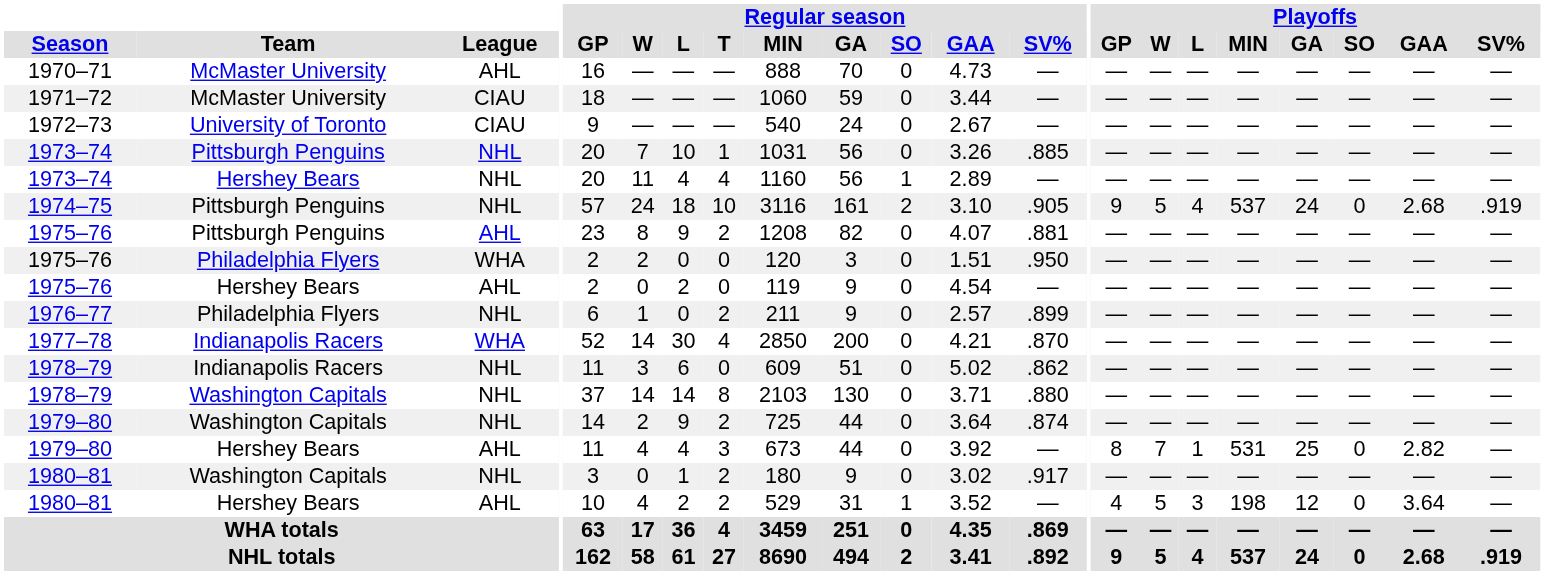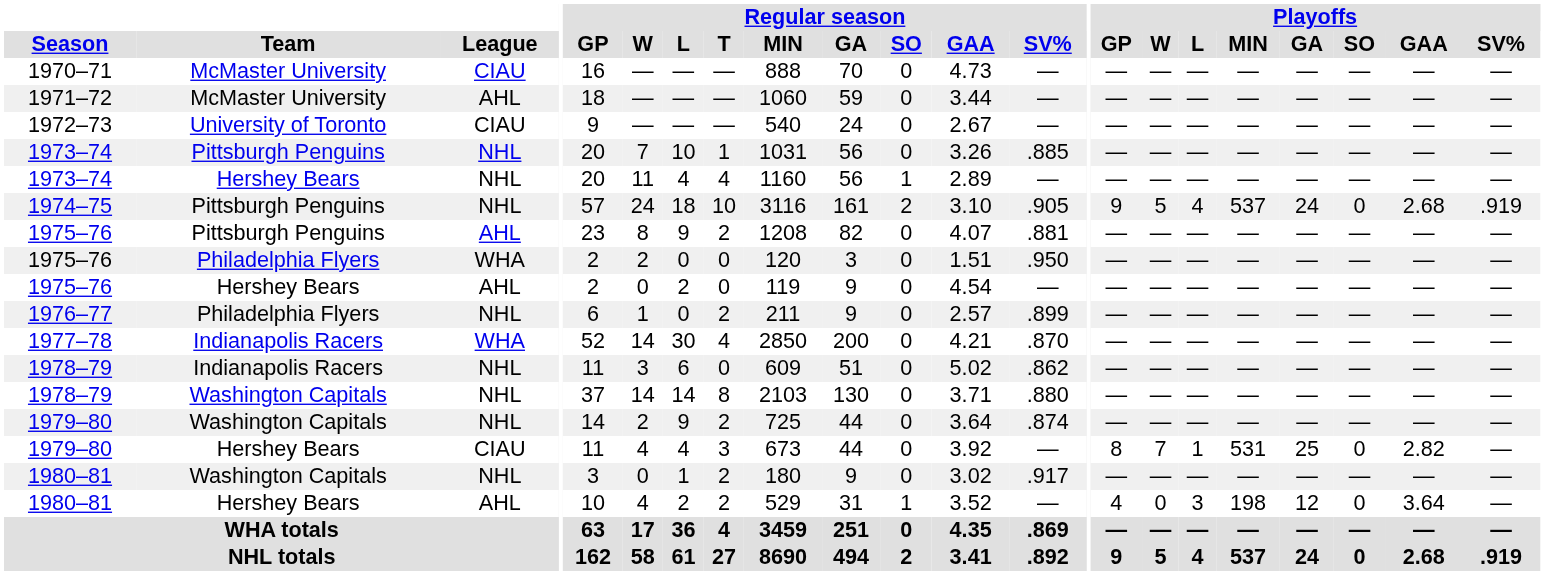(500, 71) AHL -> (500, 71) CIAU
(500, 98) CIAU -> (500, 98) AHL
(500, 449) AHL -> (500, 449) CIAU
(1161, 503) 5 -> (1161, 503) 0
